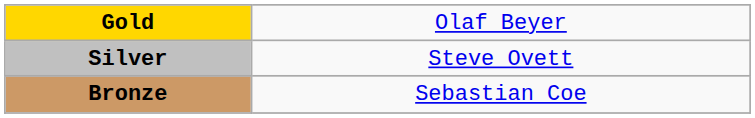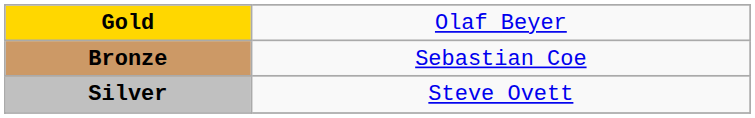rows swapped: (128, 59) <-> (128, 94)
